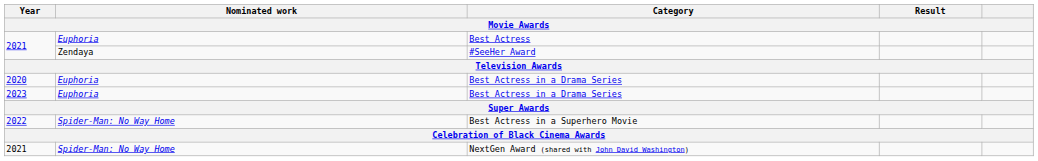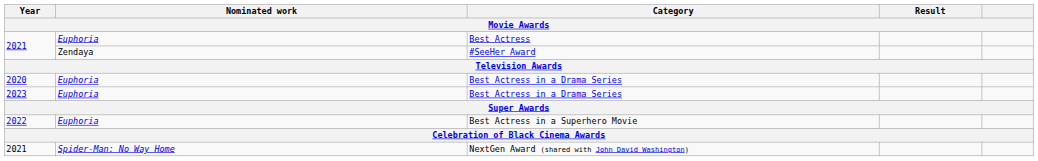(116, 121) Spider-Man: No Way Home -> (78, 121) Euphoria
